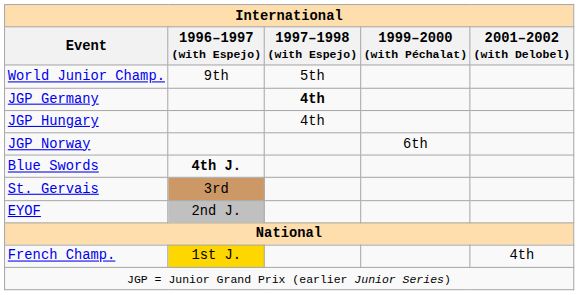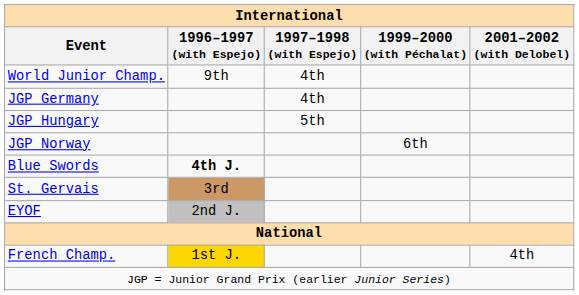(312, 77) 5th -> (312, 77) 4th
(312, 99) bold -> (312, 99) normal
(312, 121) 4th -> (312, 121) 5th
